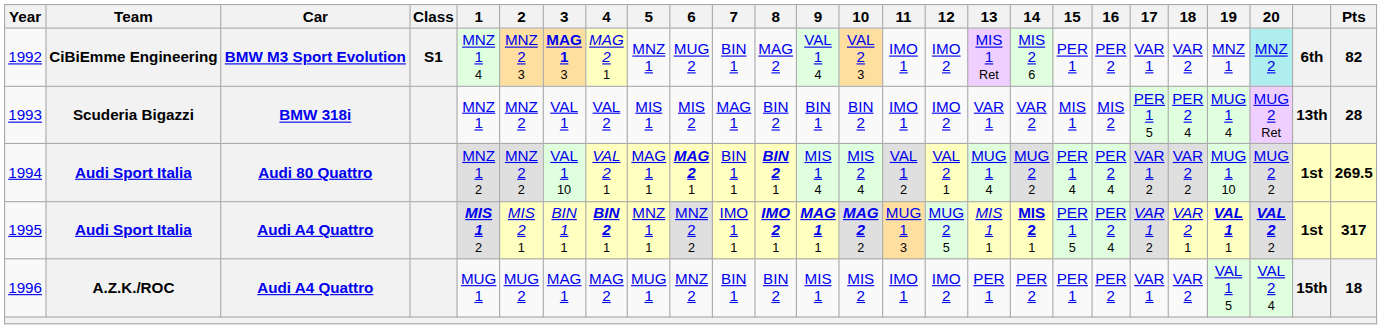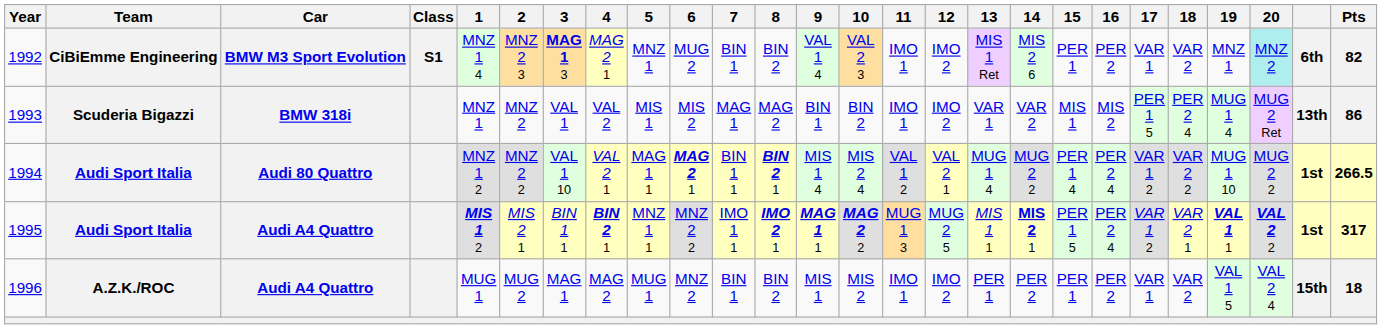(776, 57) MAG 2 -> (776, 57) BIN 2
(776, 115) BIN 2 -> (776, 115) MAG 2
(1354, 115) 28 -> (1354, 115) 86
(1354, 172) 269.5 -> (1354, 172) 266.5
